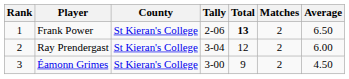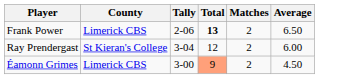- column: (20, 13)
(156, 30) St Kieran's College -> (115, 30) Limerick CBS
(156, 64) St Kieran's College -> (115, 64) Limerick CBS
(243, 64) no background -> (213, 64) lightsalmon background
